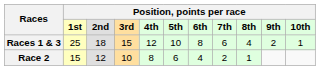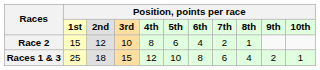rows swapped: (34, 42) <-> (34, 57)
